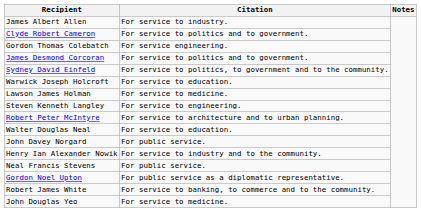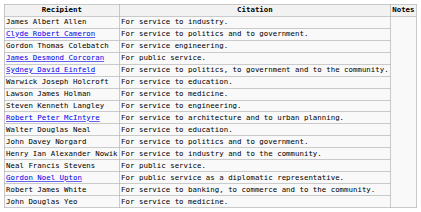(215, 58) For service to politics and to government. -> (163, 58) For public service.
(163, 142) For public service. -> (215, 142) For service to politics and to government.
